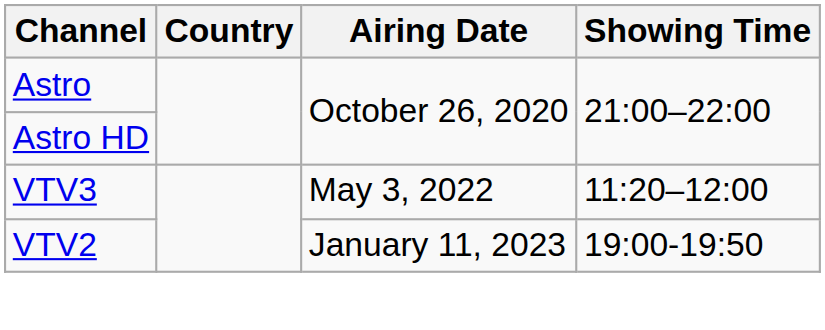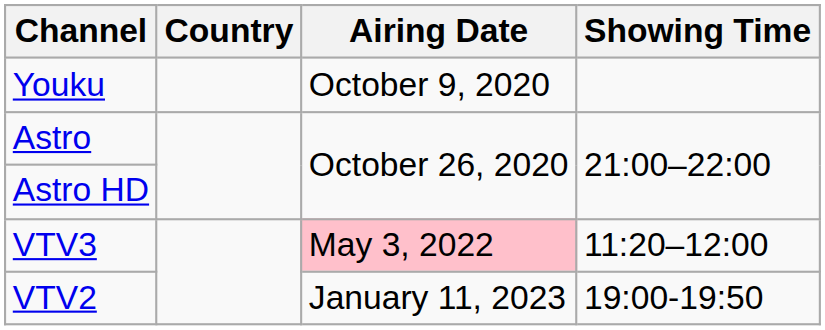+ row: (59, 84)
(401, 191) no background -> (401, 244) pink background
